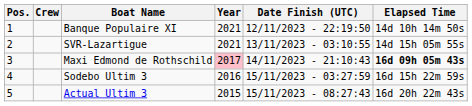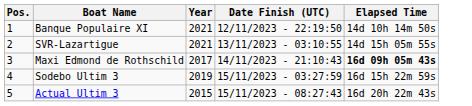- column: (47, 12)
(229, 61) pink background -> (201, 61) no background
(229, 77) 2016 -> (201, 77) 2019
